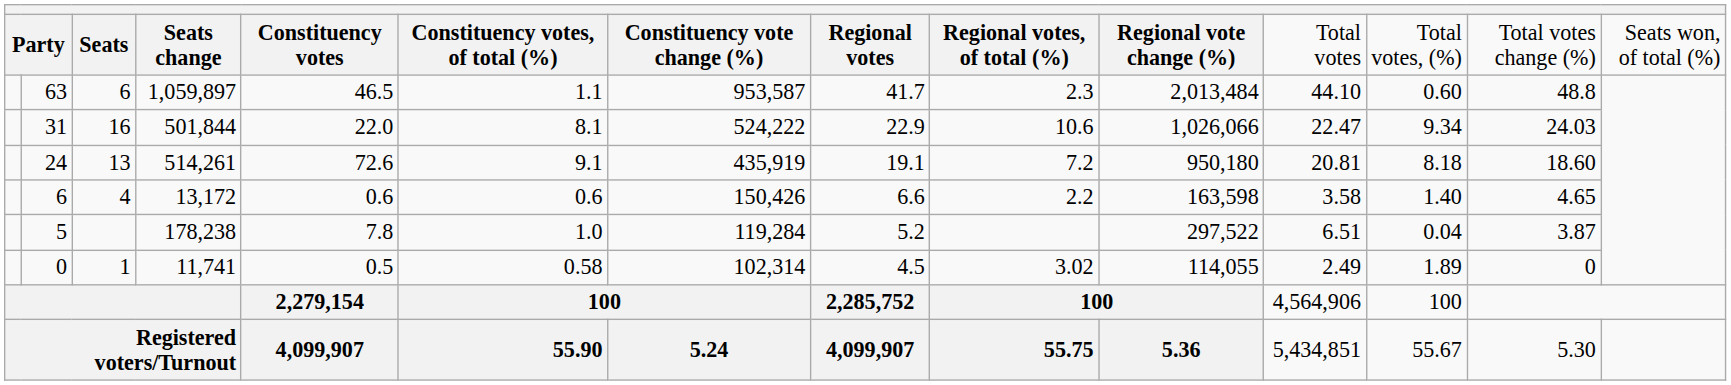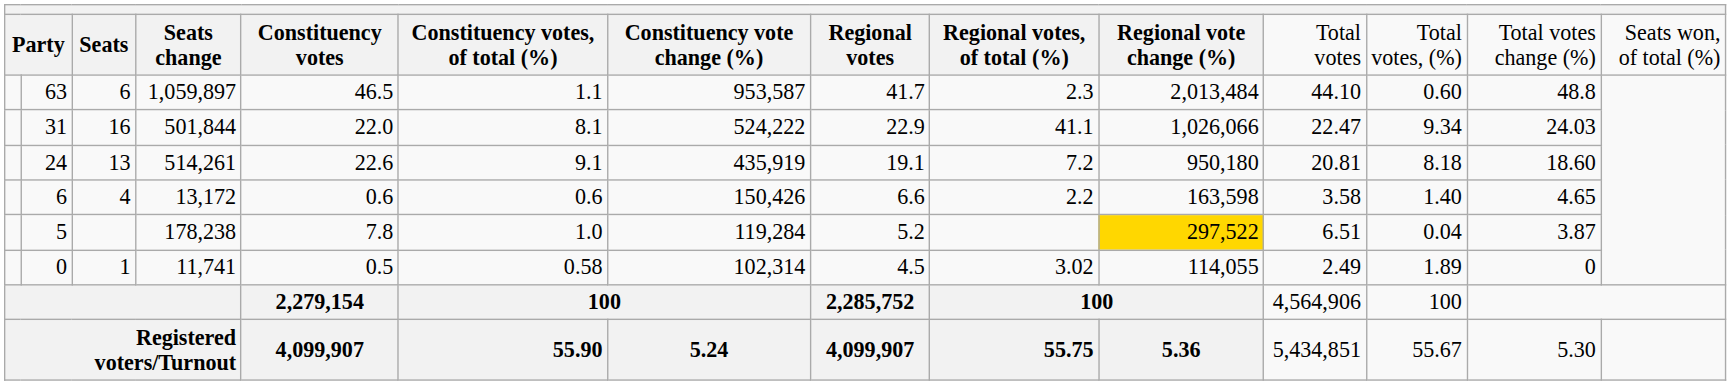(1074, 127) 10.6 -> (1074, 127) 41.1
(374, 162) 72.6 -> (374, 162) 22.6
(1223, 232) no background -> (1223, 232) gold background
